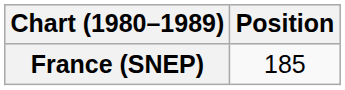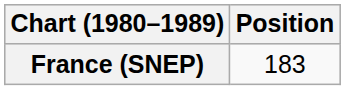(285, 63) 185 -> (285, 63) 183
